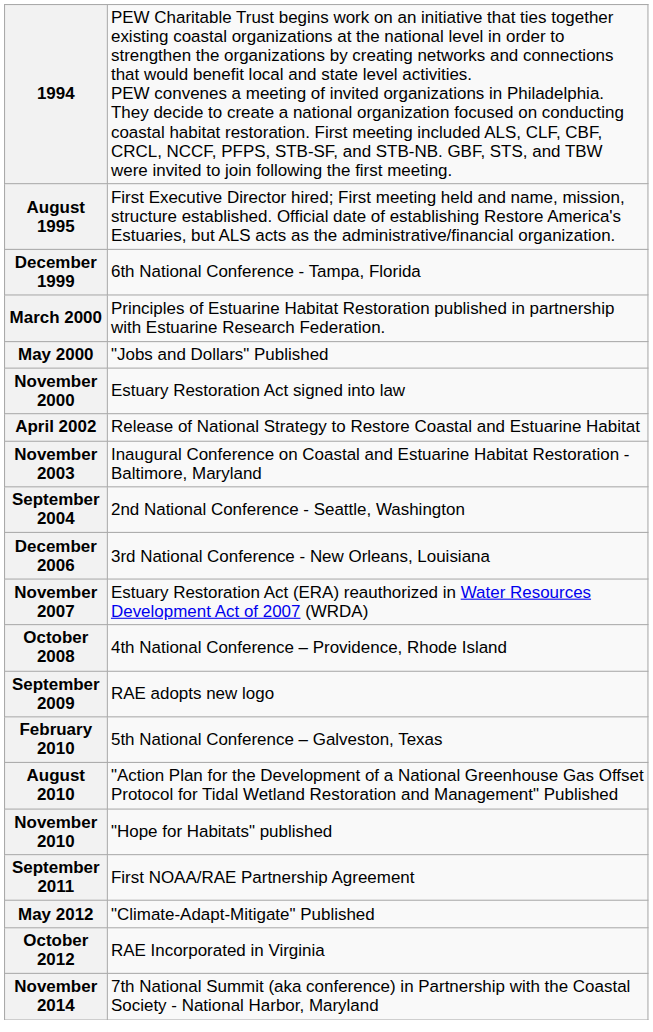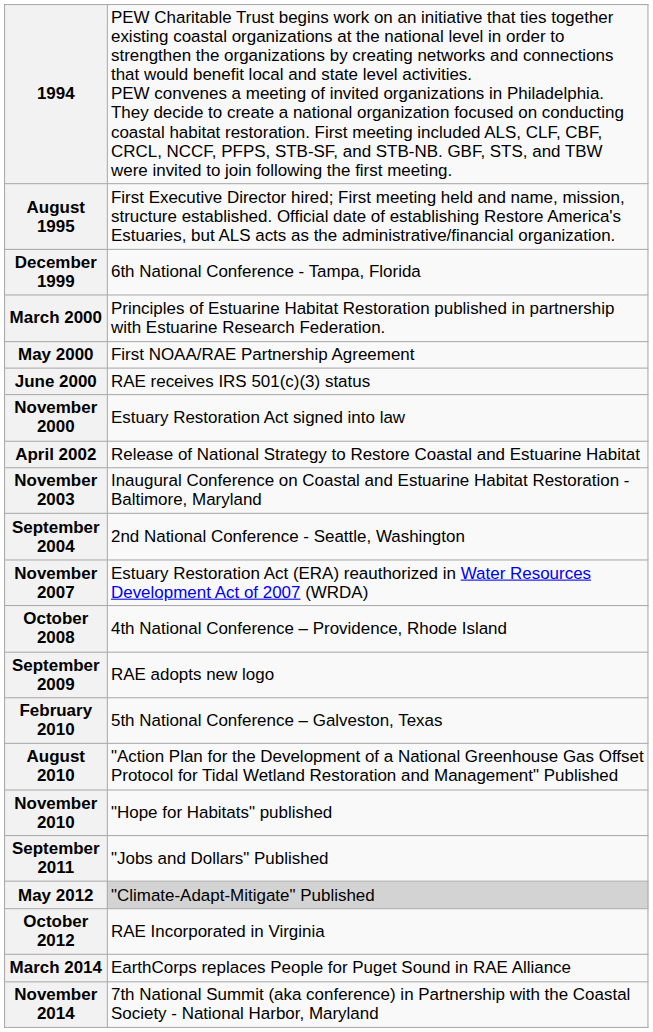(220, 354) "Jobs and Dollars" Published -> (263, 354) First NOAA/RAE Partnership Agreement
+ row: (56, 381)
- row: (56, 555)
(263, 877) First NOAA/RAE Partnership Agreement -> (220, 858) "Jobs and Dollars" Published
(243, 914) no background -> (243, 894) lightgrey background
+ row: (56, 967)
